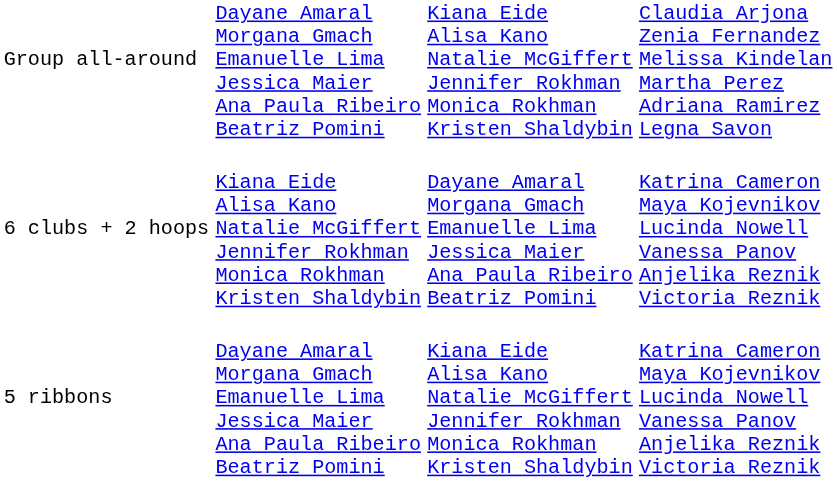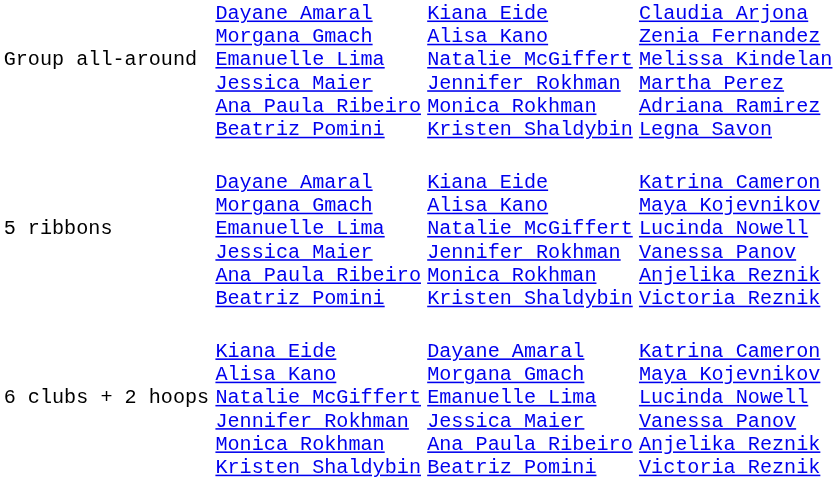rows swapped: (58, 398) <-> (106, 229)
